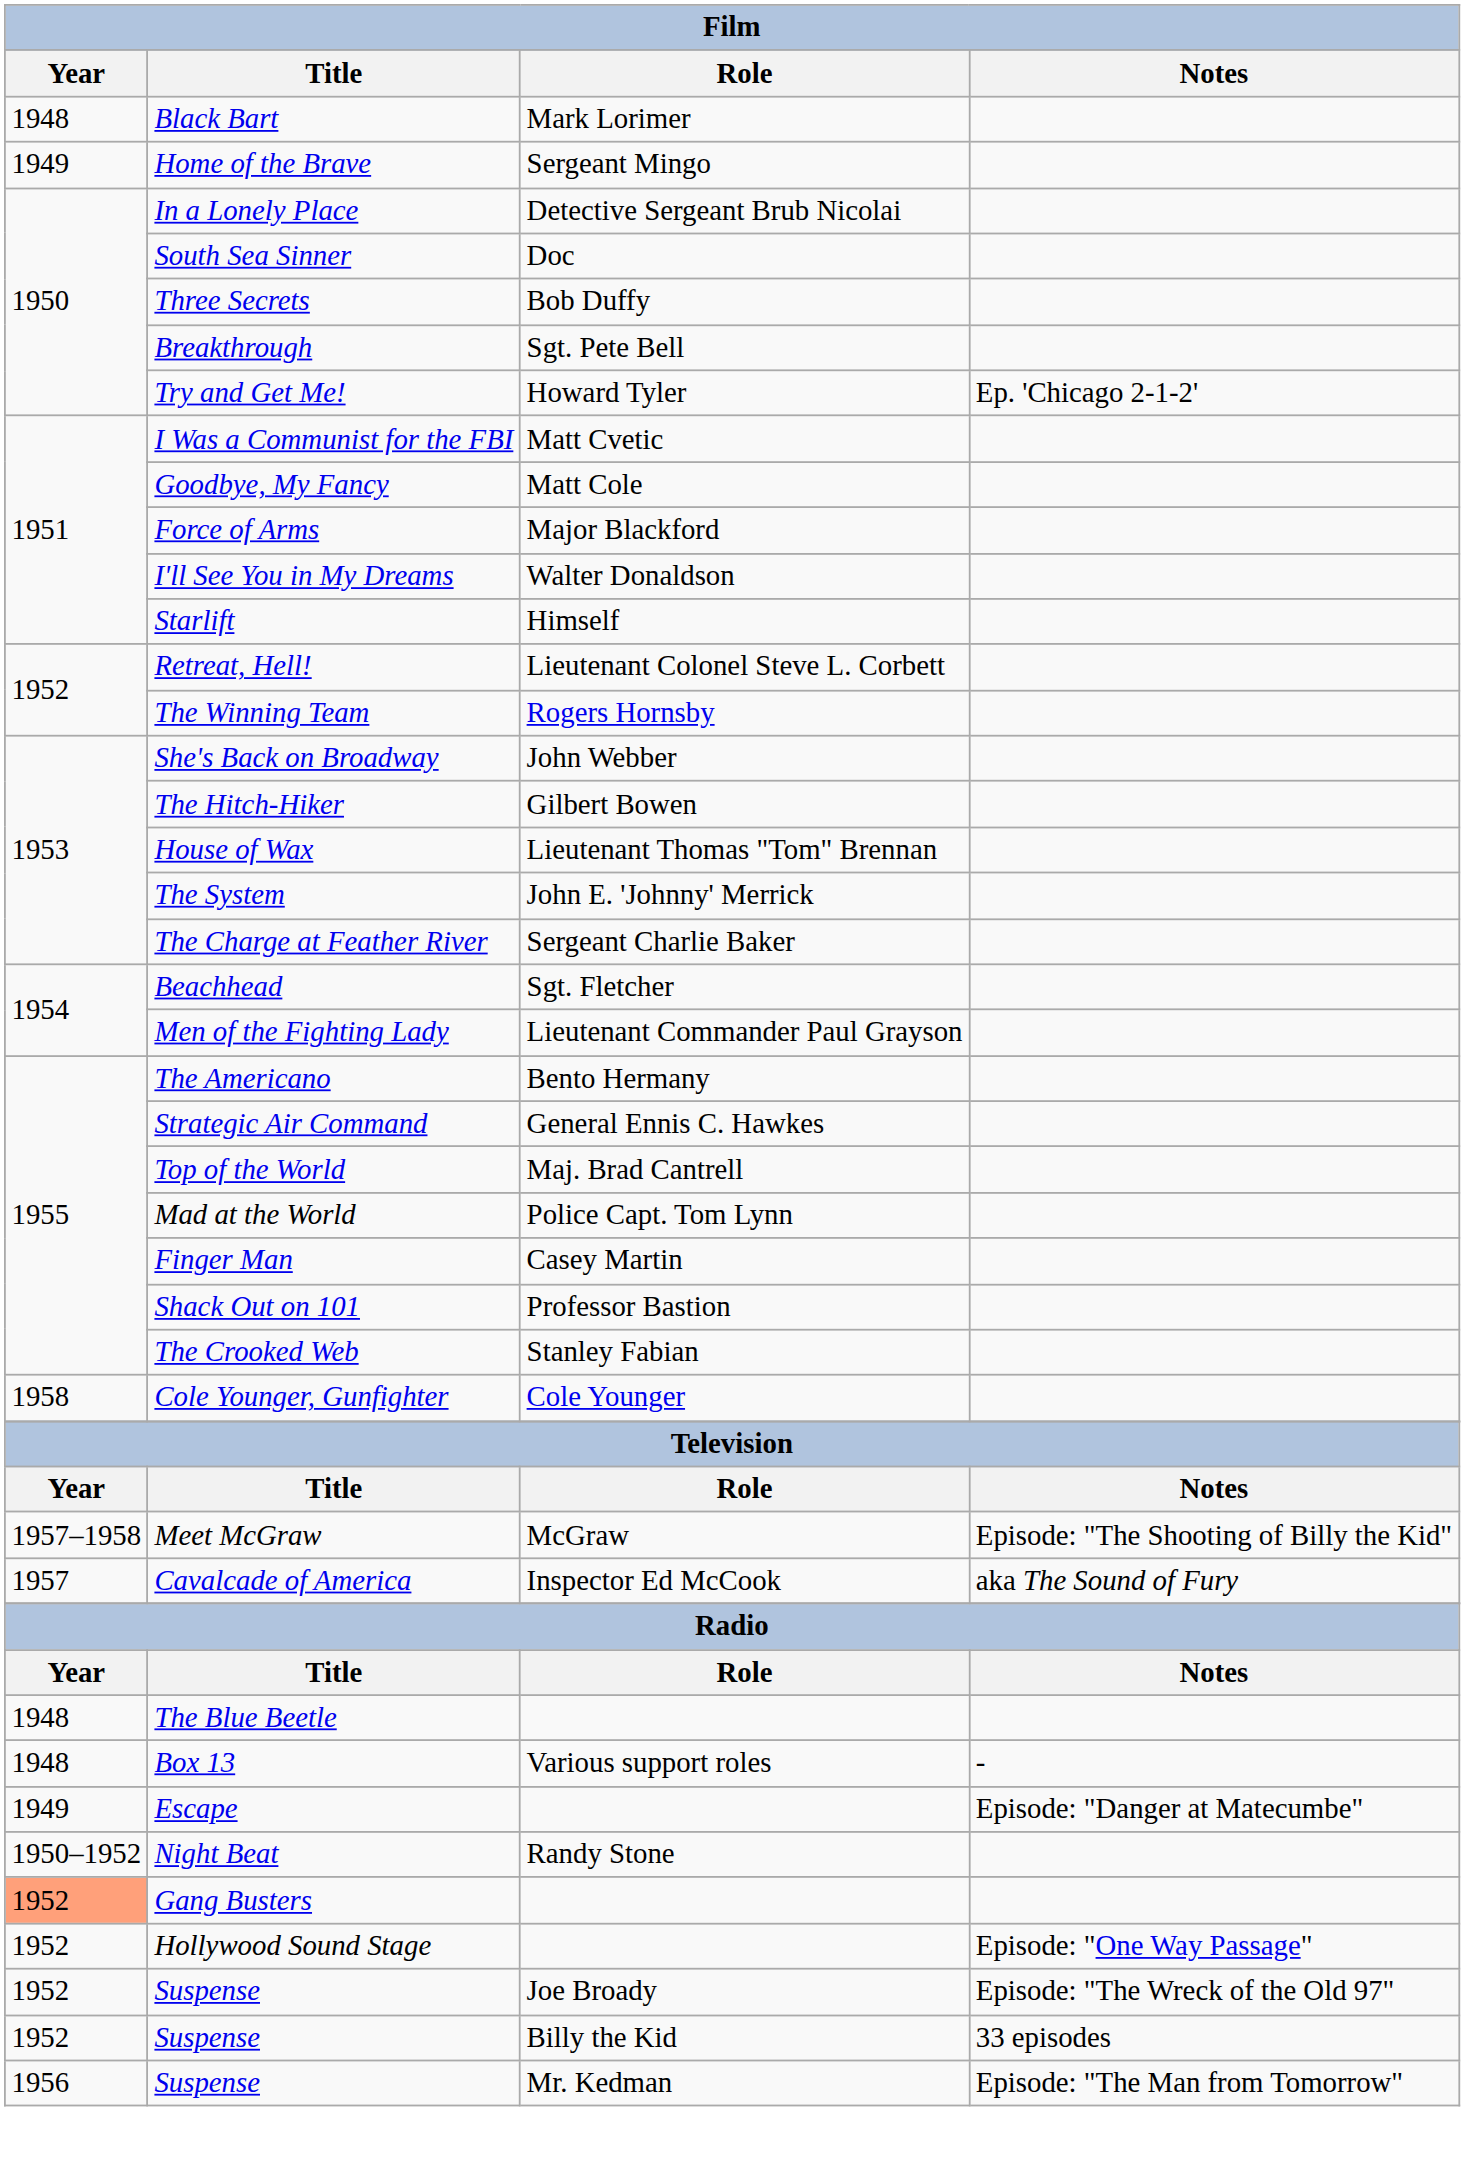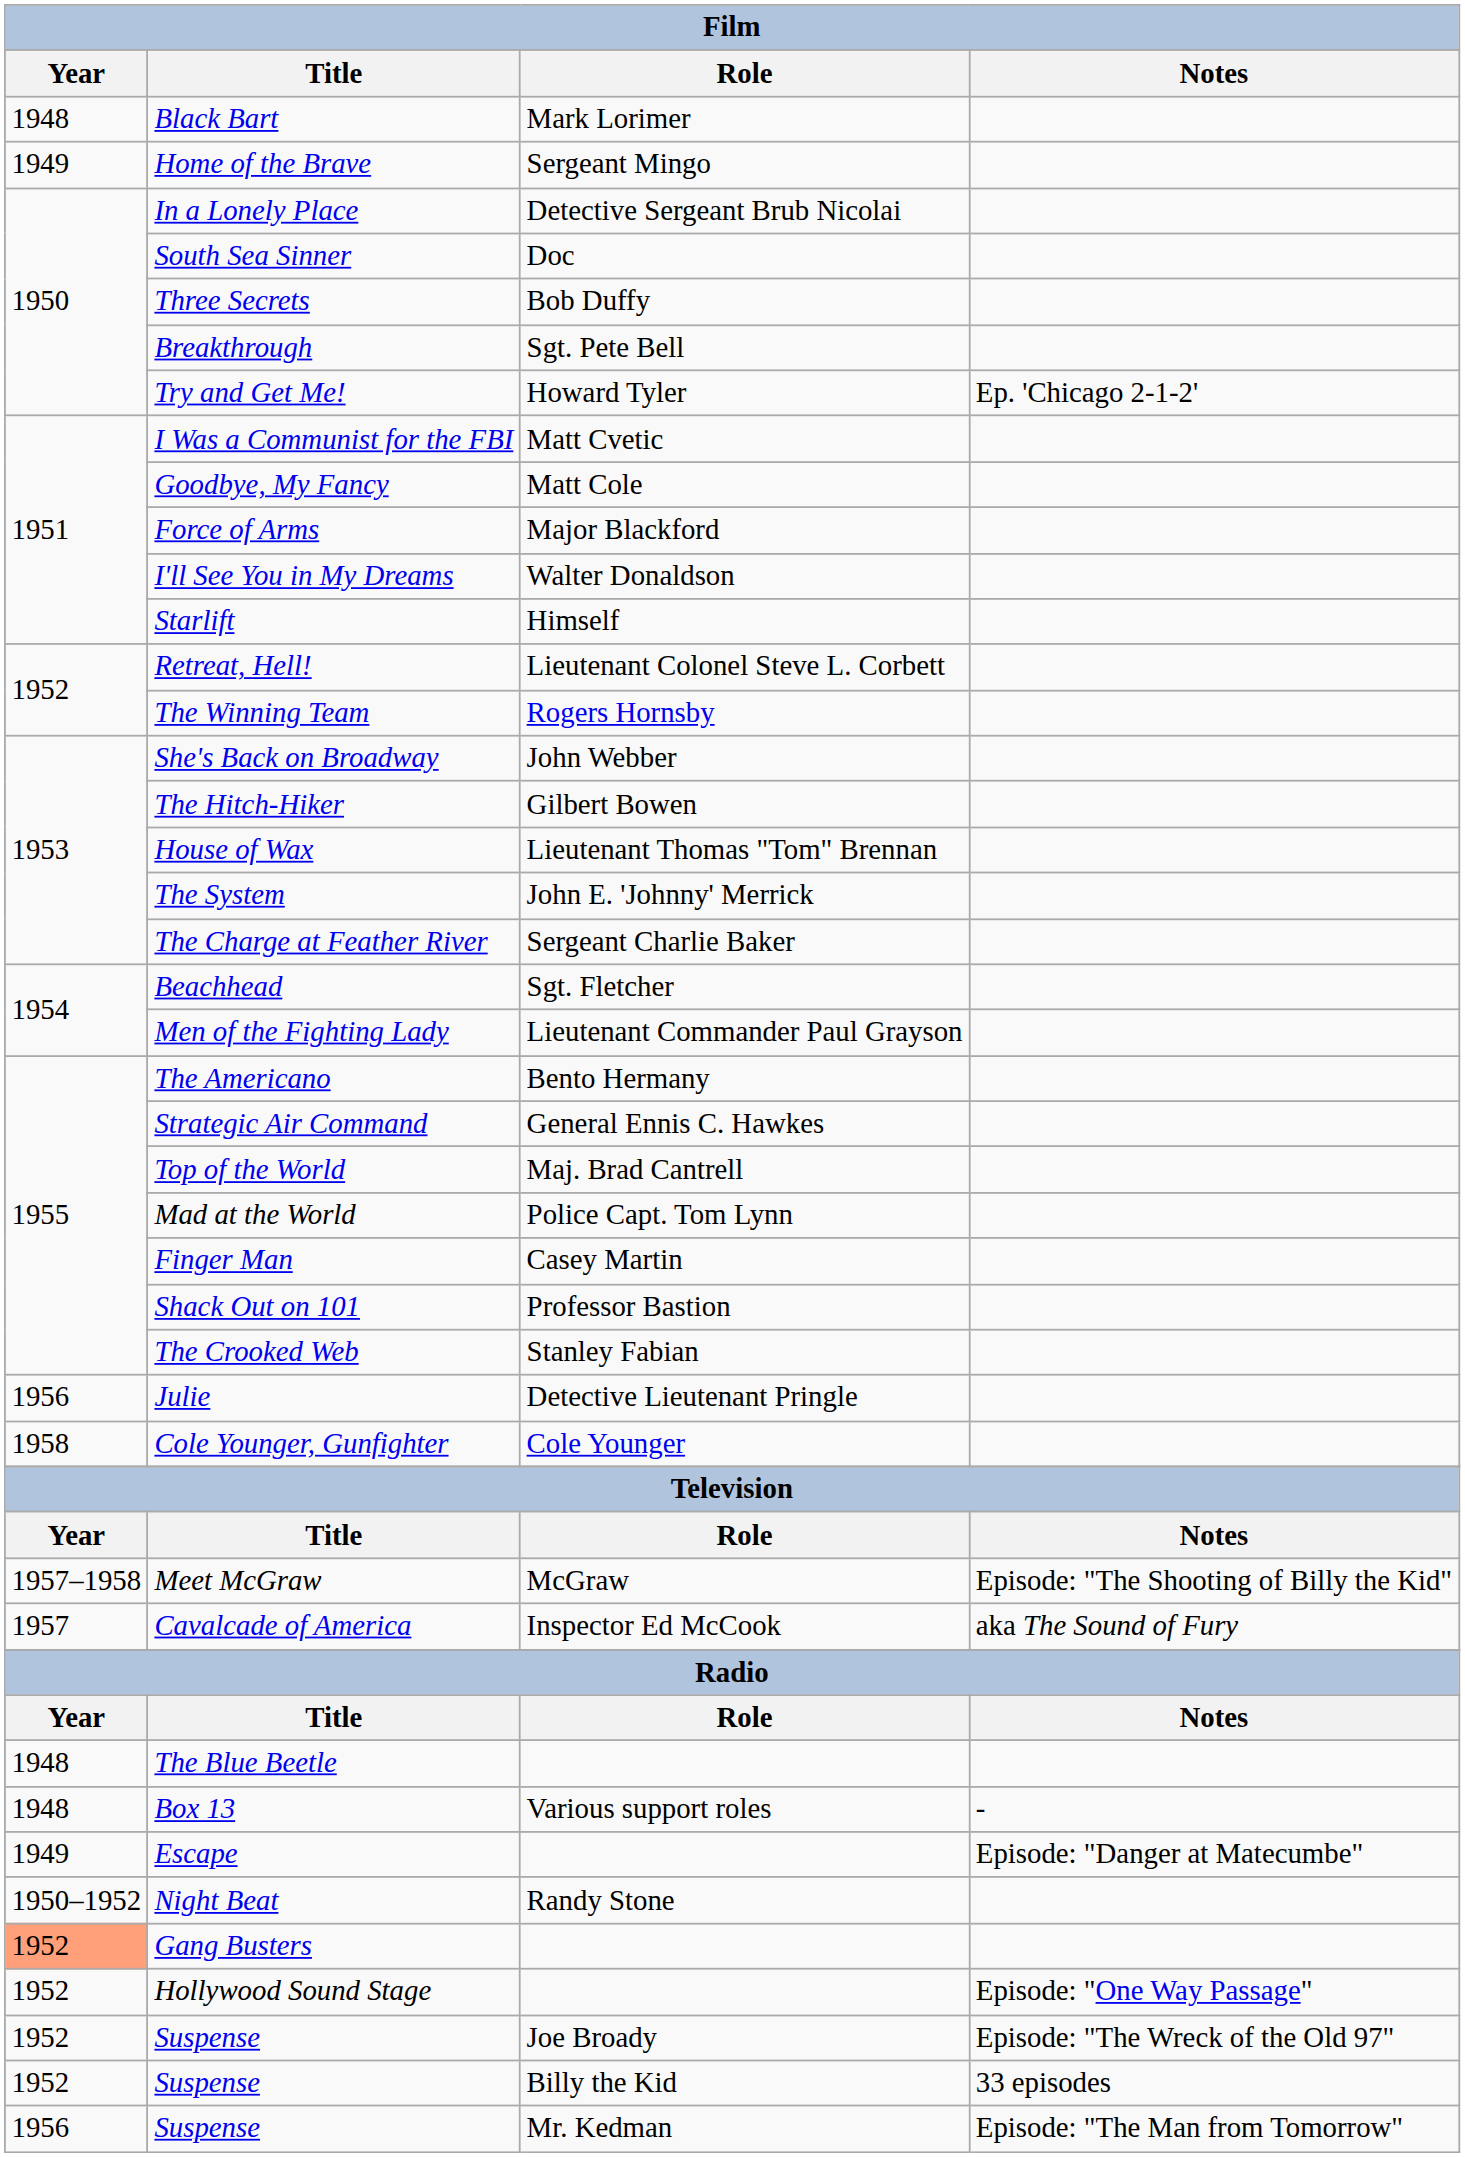+ row: (182, 1397)
